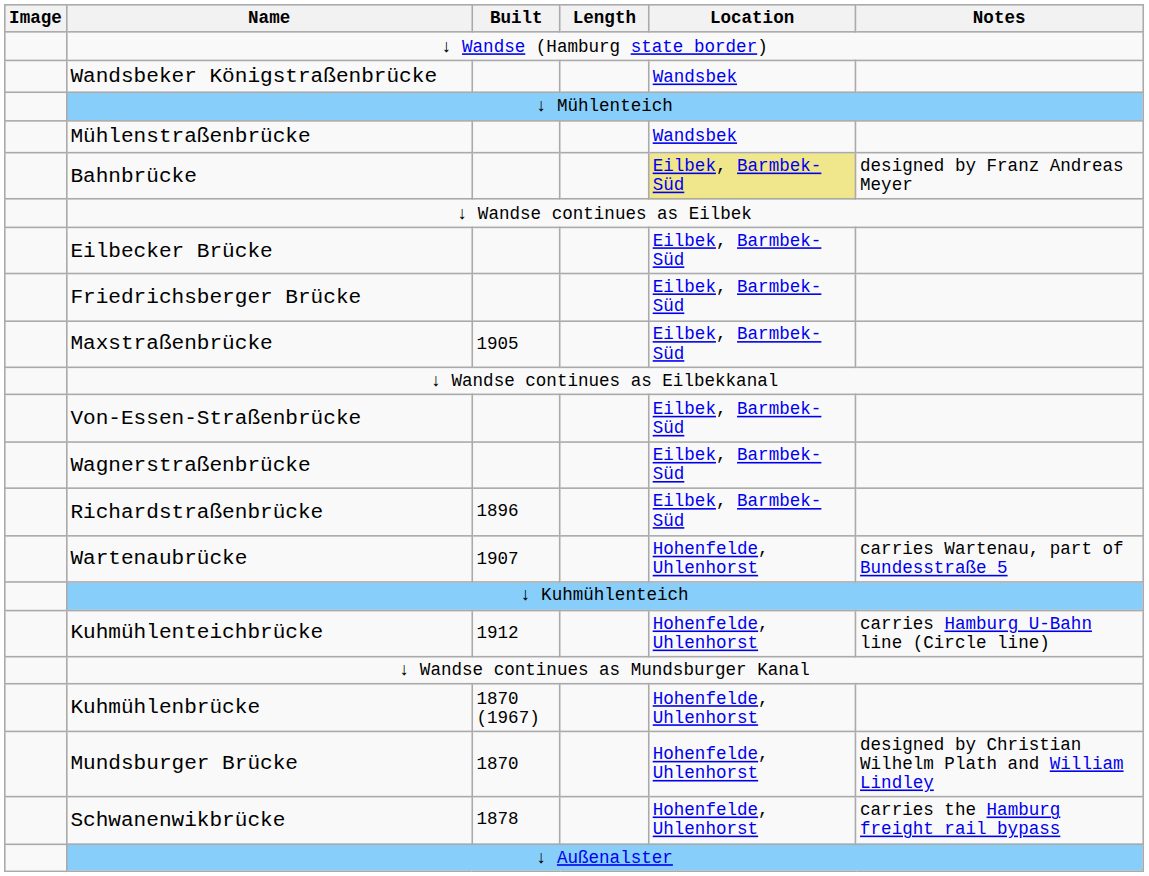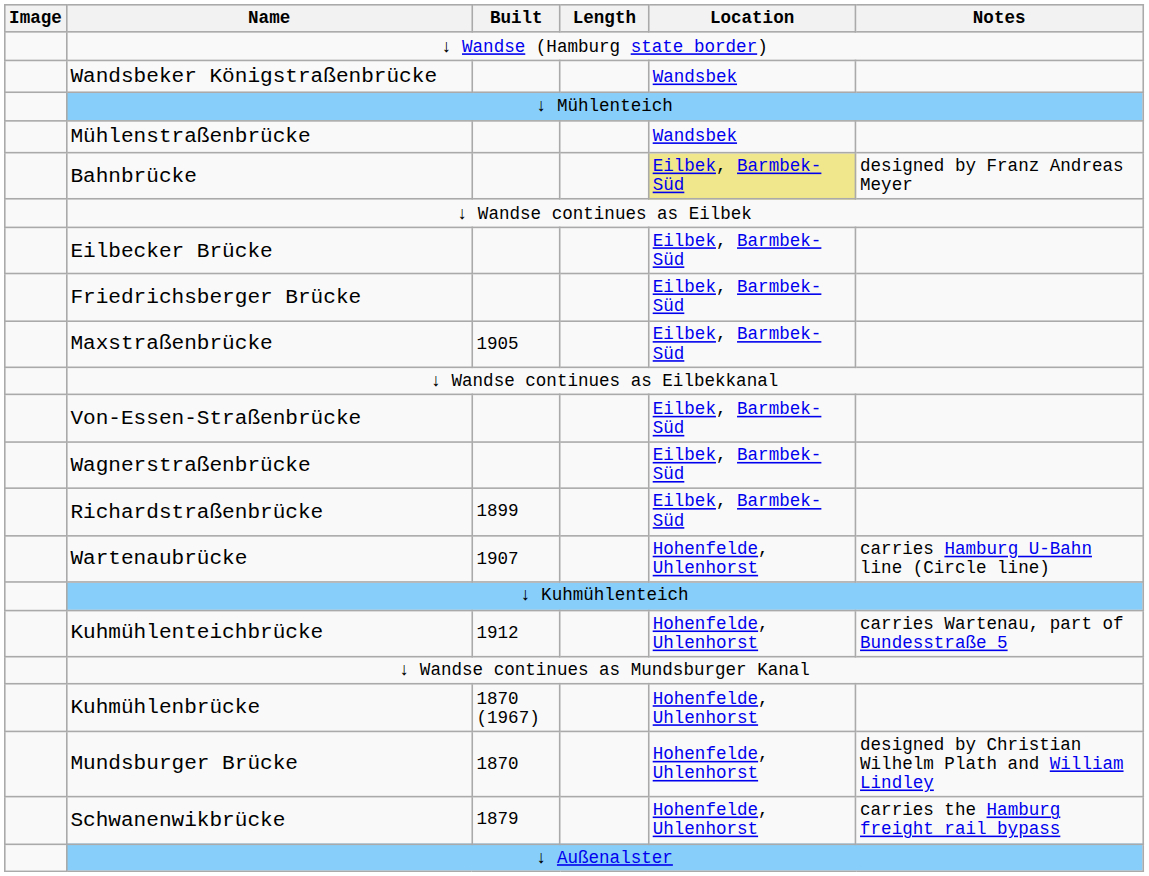(498, 512) 1896 -> (498, 512) 1899
(992, 559) carries Wartenau, part of Bundesstraße 5 -> (976, 559) carries Hamburg U-Bahn line (Circle line)
(976, 633) carries Hamburg U-Bahn line (Circle line) -> (992, 633) carries Wartenau, part of Bundesstraße 5
(498, 820) 1878 -> (498, 820) 1879
